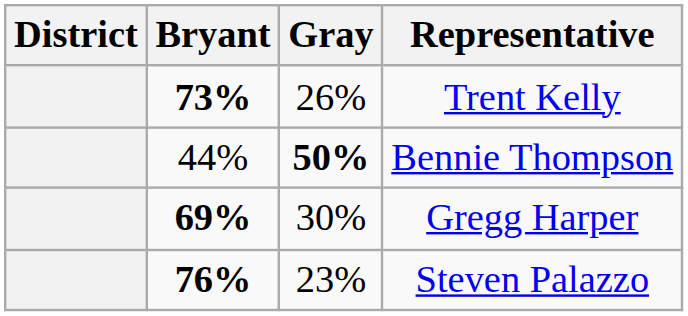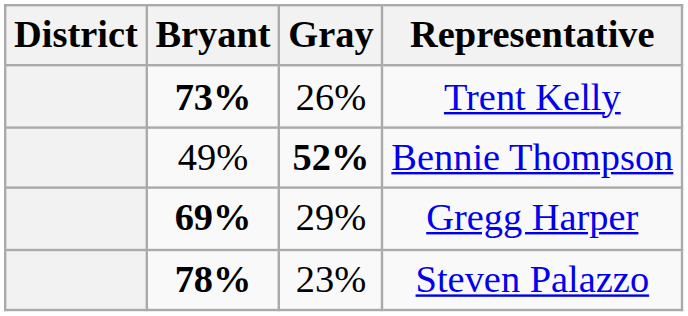(213, 156) 44% -> (213, 156) 49%
(331, 156) 50% -> (331, 156) 52%
(331, 217) 30% -> (331, 217) 29%
(213, 278) 76% -> (213, 278) 78%
